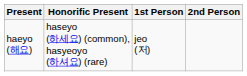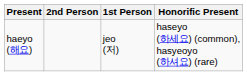columns swapped: (88, 12) <-> (214, 12)
